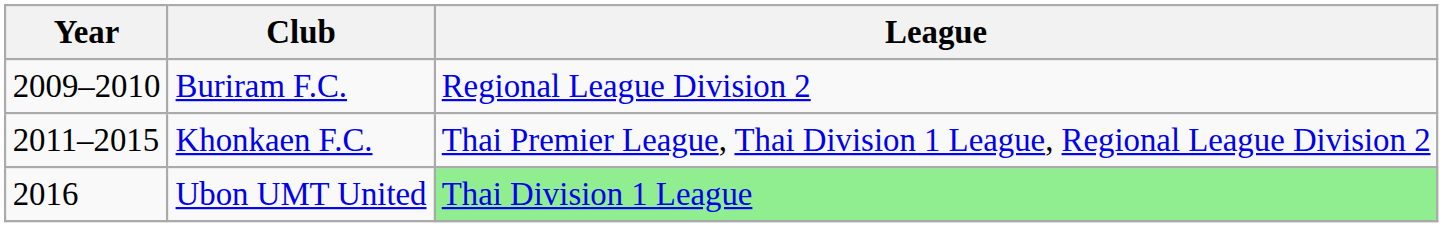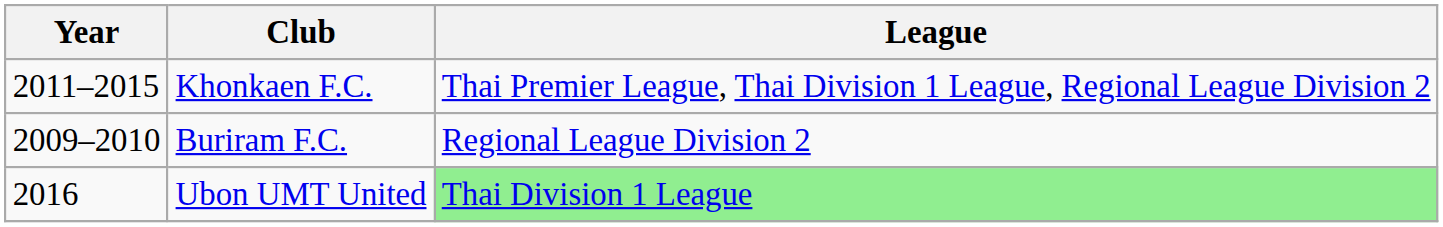rows swapped: (261, 85) <-> (274, 140)
